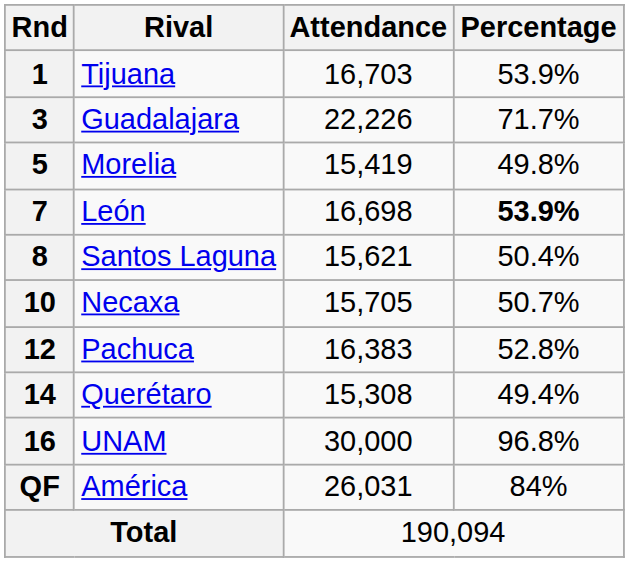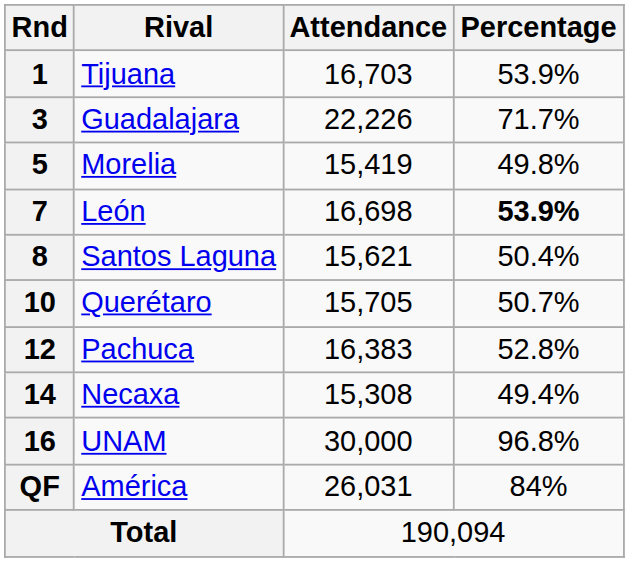(130, 303) Necaxa -> (146, 303) Querétaro
(146, 394) Querétaro -> (130, 394) Necaxa
